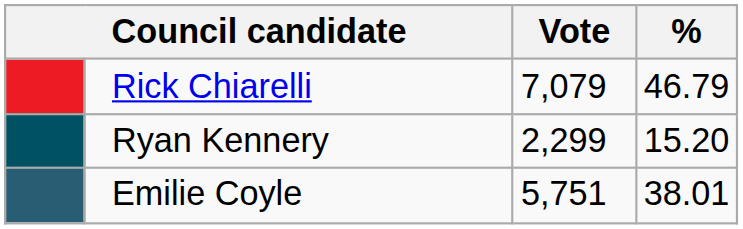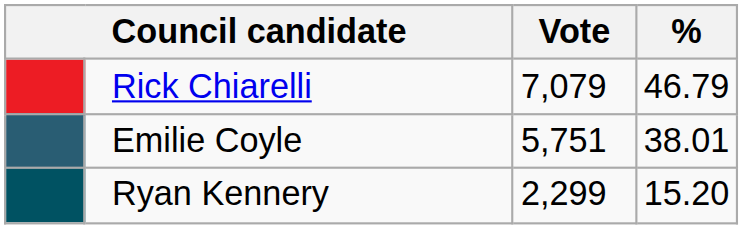rows swapped: (198, 194) <-> (211, 140)
